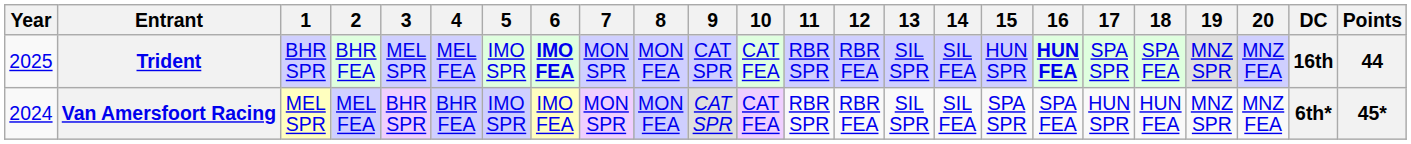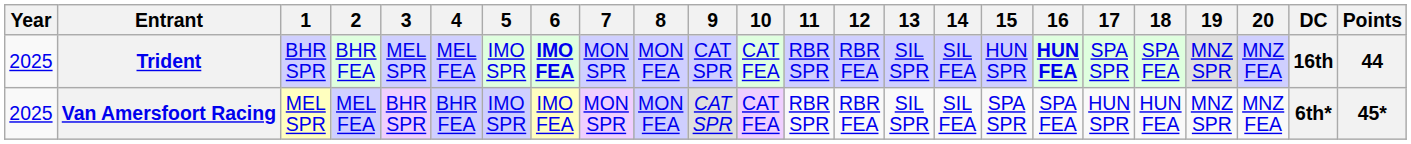(31, 113) 2024 -> (31, 113) 2025
